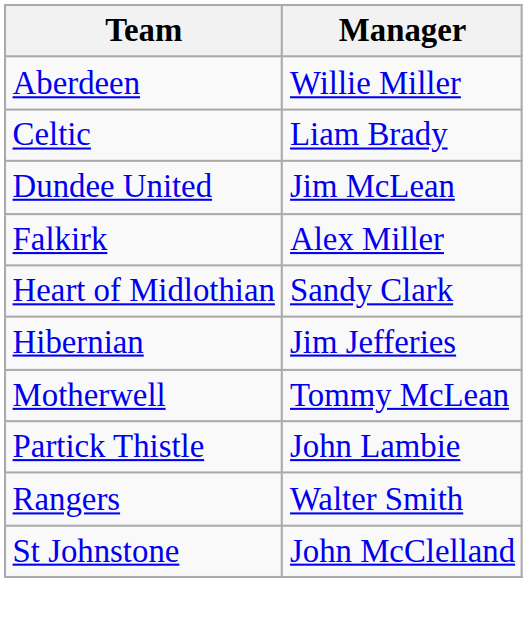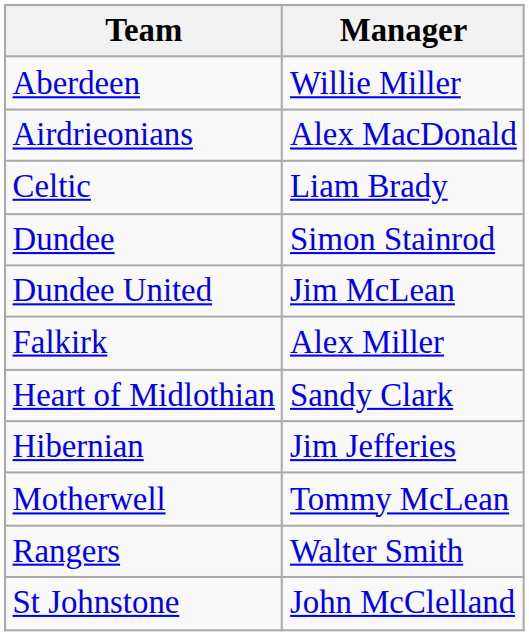+ row: (103, 134)
+ row: (64, 238)
- row: (108, 446)
